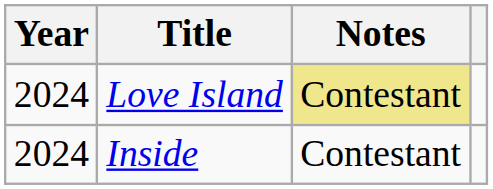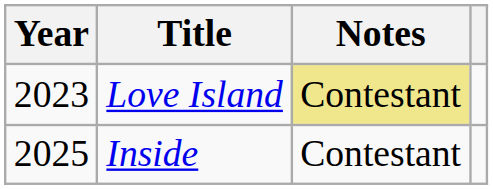(51, 93) 2024 -> (51, 93) 2023
(51, 153) 2024 -> (51, 153) 2025
